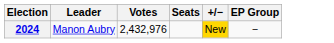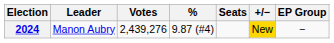+ column: (193, 12)
(143, 29) 2,432,976 -> (143, 29) 2,439,276
